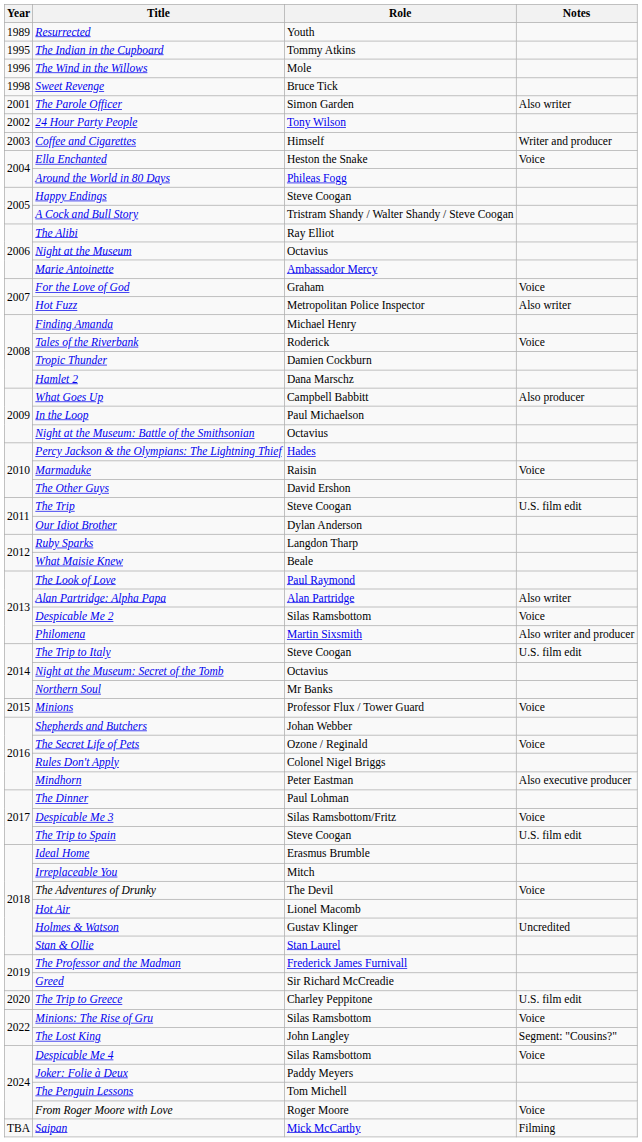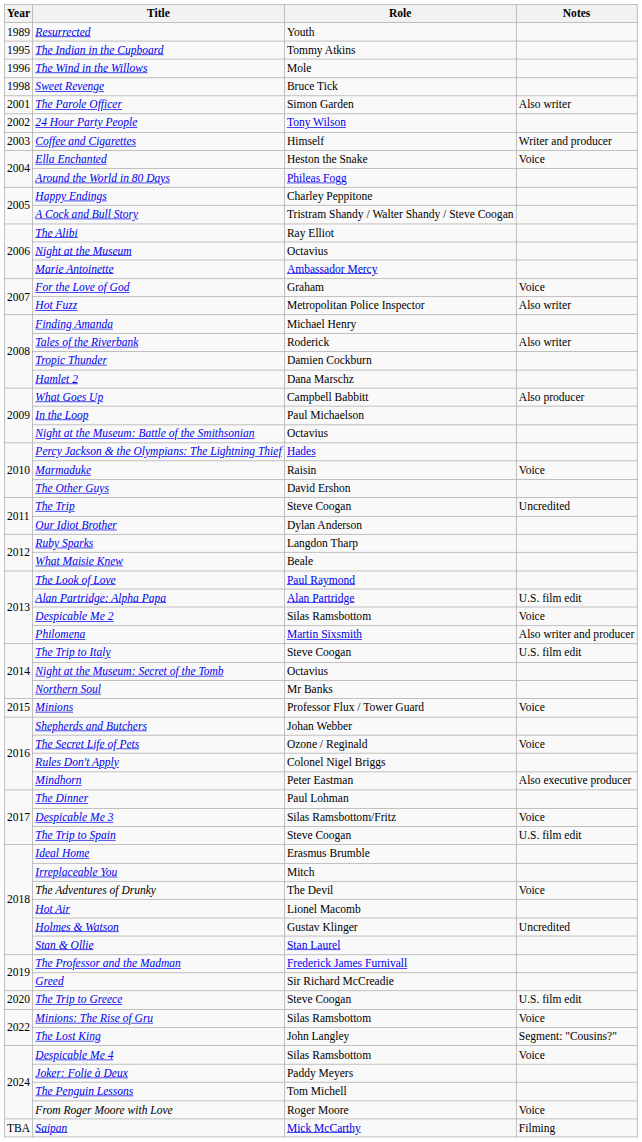(319, 196) Steve Coogan -> (330, 196) Charley Peppitone
(532, 342) Voice -> (545, 342) Also writer
(550, 506) U.S. film edit -> (544, 506) Uncredited
(545, 598) Also writer -> (550, 598) U.S. film edit
(330, 1000) Charley Peppitone -> (319, 1000) Steve Coogan
